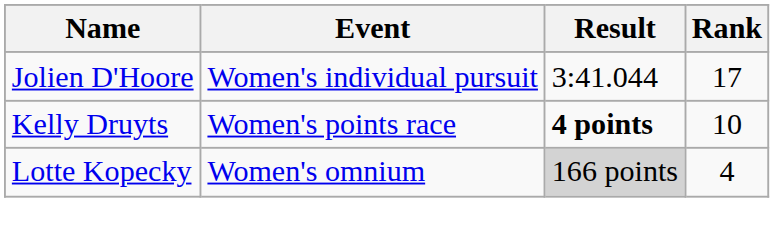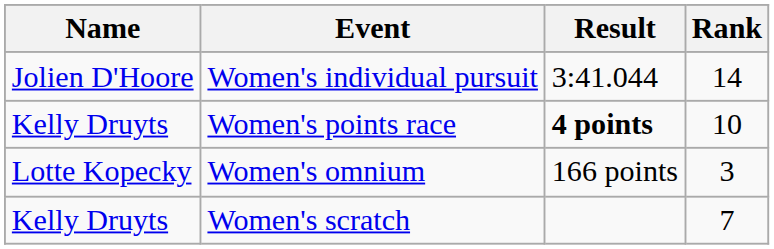(727, 76) 17 -> (727, 76) 14
(615, 171) lightgrey background -> (615, 171) no background
(727, 171) 4 -> (727, 171) 3
+ row: (309, 219)
